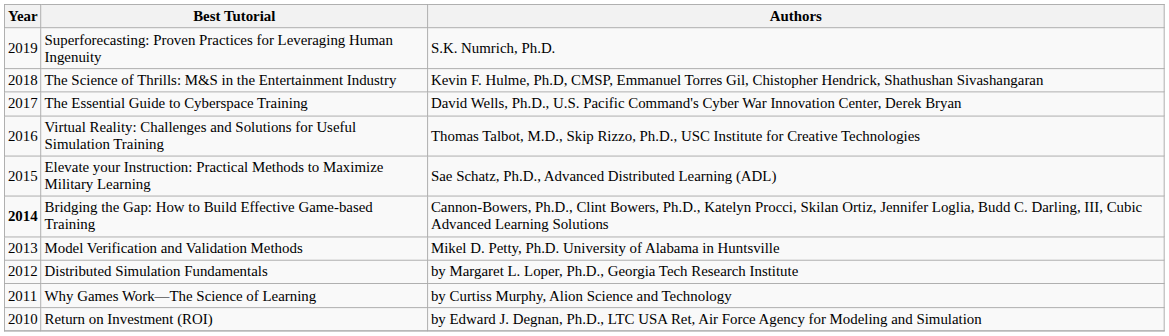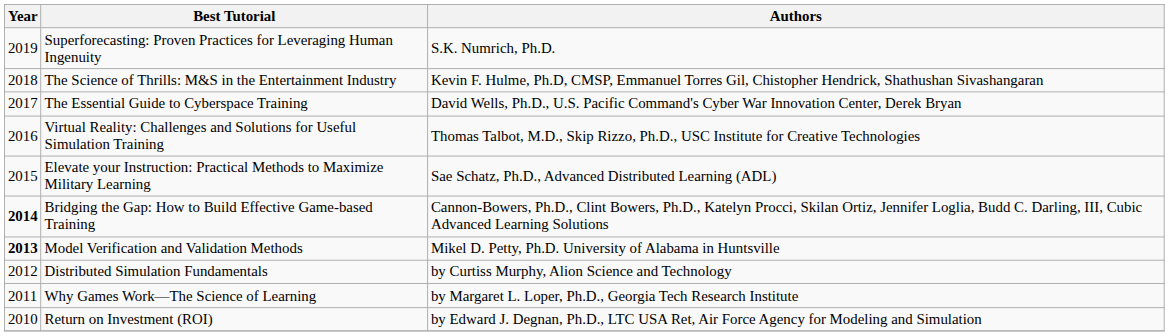(23, 248) normal -> (23, 248) bold
(615, 272) by Margaret L. Loper, Ph.D., Georgia Tech Research Institute -> (581, 272) by Curtiss Murphy, Alion Science and Technology
(581, 295) by Curtiss Murphy, Alion Science and Technology -> (615, 295) by Margaret L. Loper, Ph.D., Georgia Tech Research Institute
